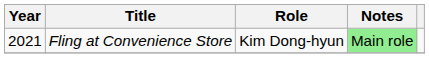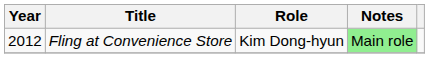(25, 40) 2021 -> (25, 40) 2012
